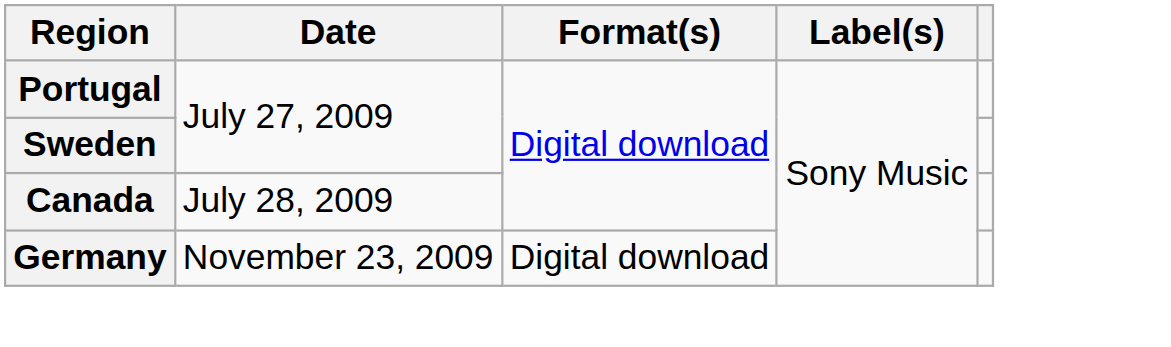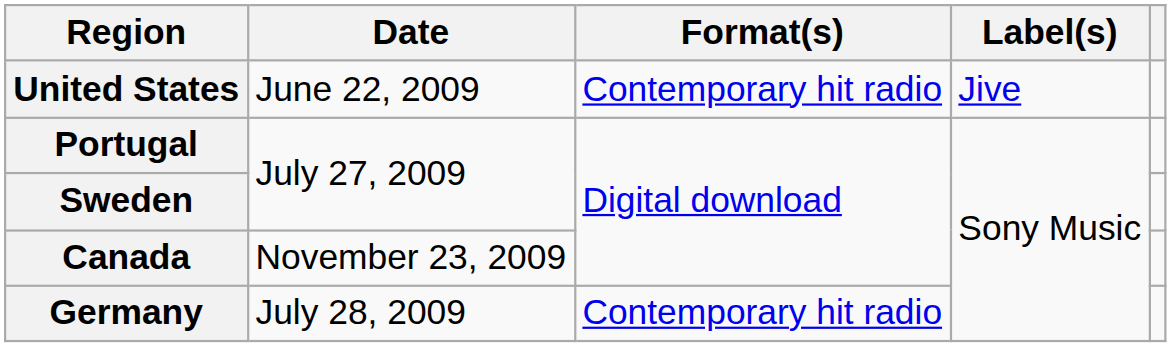+ row: (126, 88)
(288, 200) July 28, 2009 -> (411, 256) November 23, 2009
(338, 256) November 23, 2009 -> (361, 312) July 28, 2009
(639, 256) Digital download -> (762, 312) Contemporary hit radio
